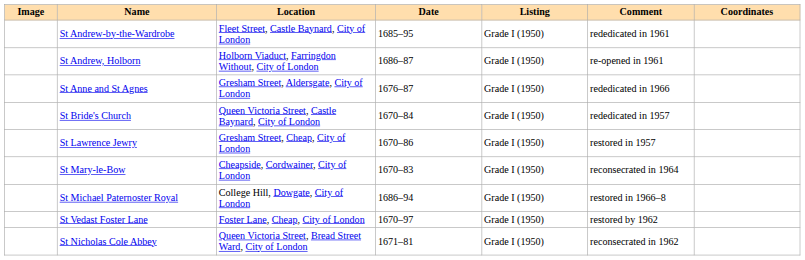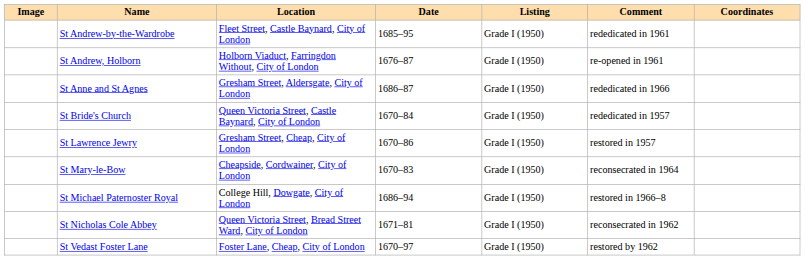(396, 61) 1686–87 -> (396, 61) 1676–87
(396, 88) 1676–87 -> (396, 88) 1686–87
rows swapped: (108, 241) <-> (104, 219)
